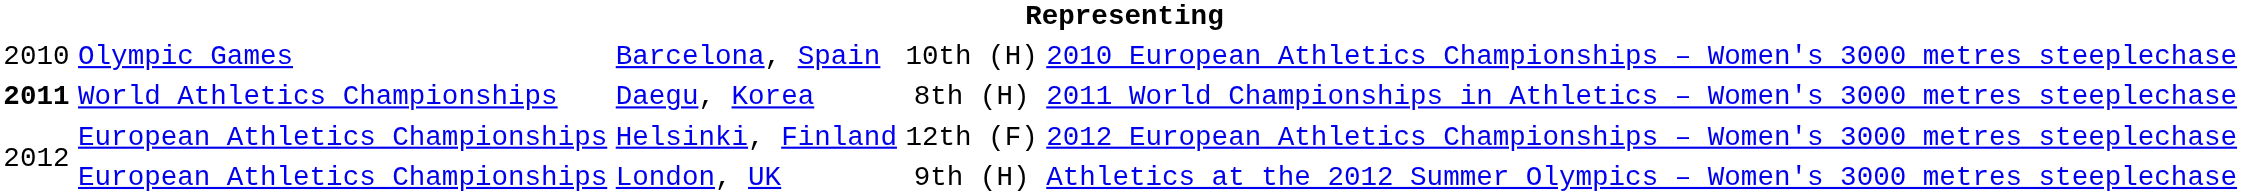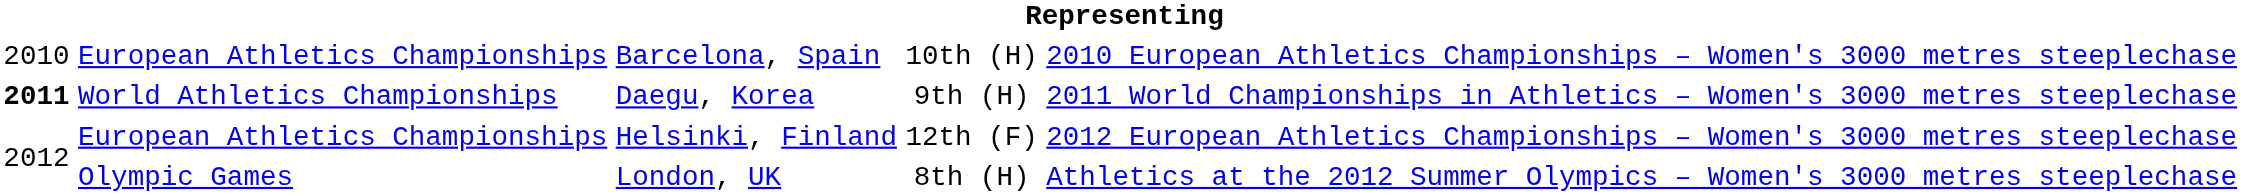(186, 57) Olympic Games -> (343, 57) European Athletics Championships
(972, 97) 8th (H) -> (972, 97) 9th (H)
(343, 177) European Athletics Championships -> (186, 177) Olympic Games
(972, 177) 9th (H) -> (972, 177) 8th (H)
